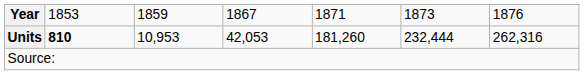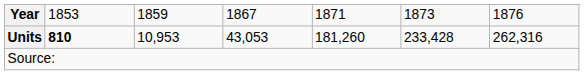(247, 37) 42,053 -> (247, 37) 43,053
(429, 37) 232,444 -> (429, 37) 233,428
